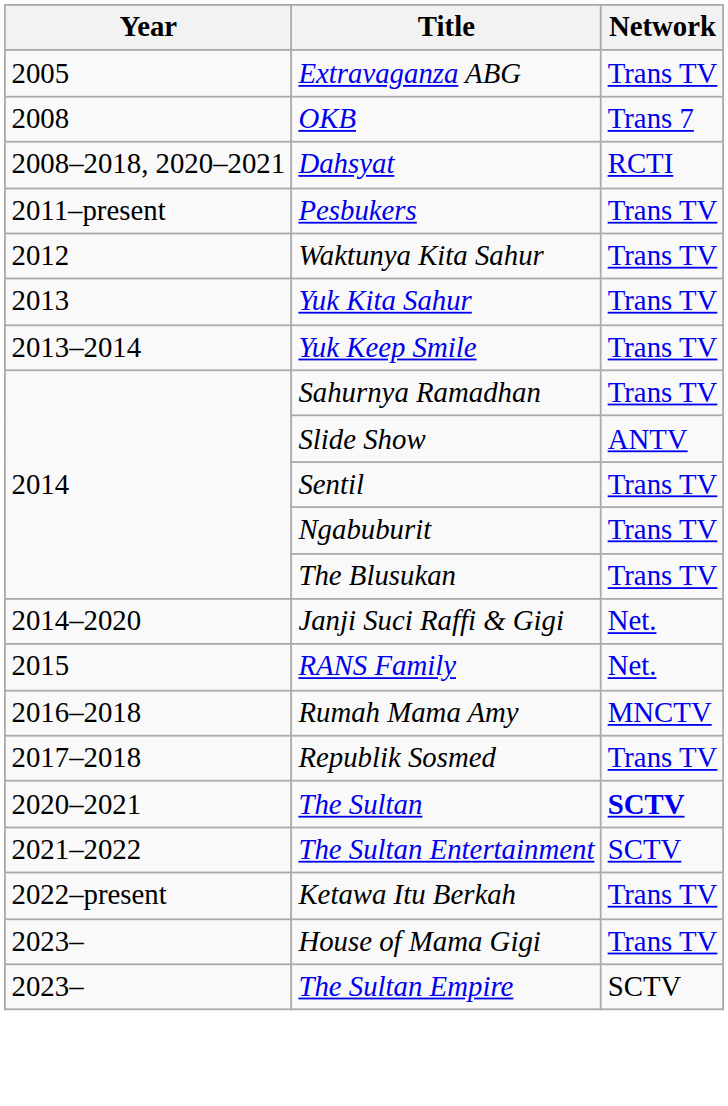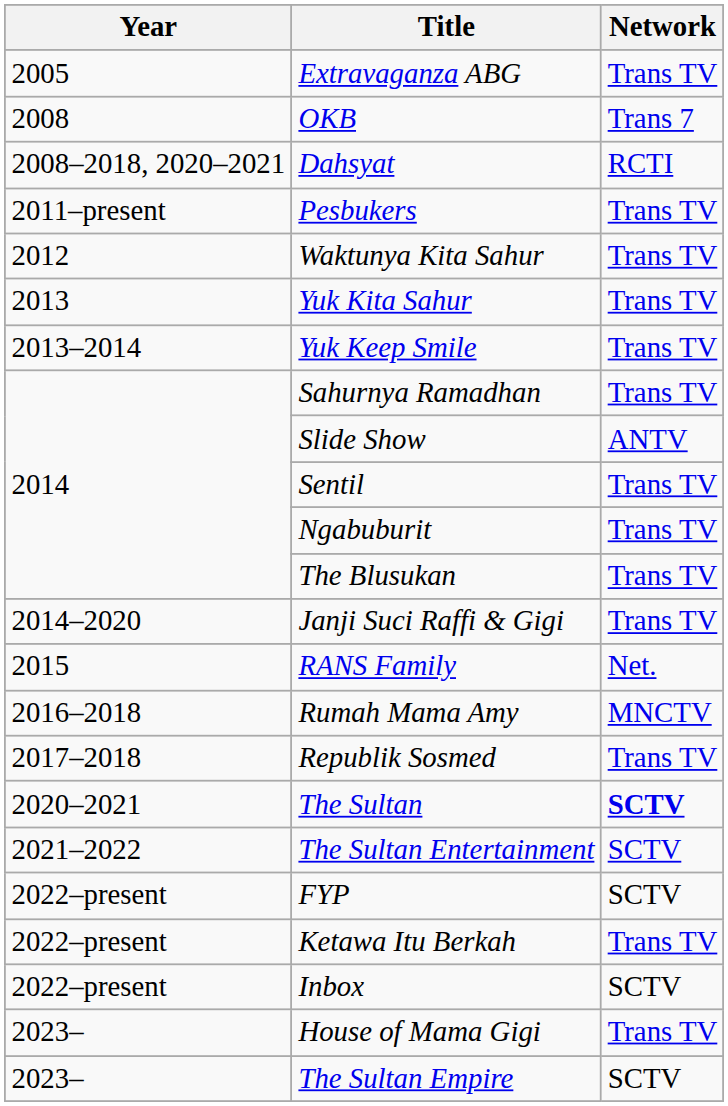(632, 621) Net. -> (662, 621) Trans TV
+ row: (324, 895)
+ row: (331, 986)
